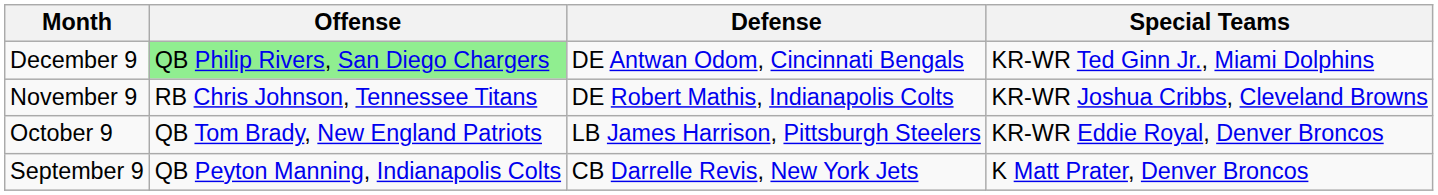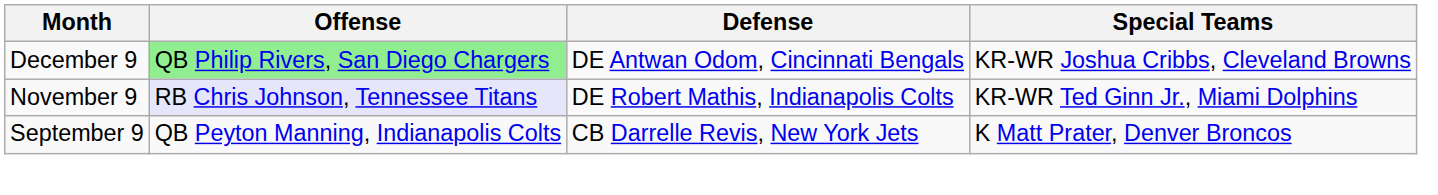(1183, 60) KR-WR Ted Ginn Jr., Miami Dolphins -> (1193, 60) KR-WR Joshua Cribbs, Cleveland Browns
(346, 97) no background -> (346, 97) lavender background
(1210, 97) KR-WR Joshua Cribbs, Cleveland Browns -> (1166, 97) KR-WR Ted Ginn Jr., Miami Dolphins
- row: (61, 134)
